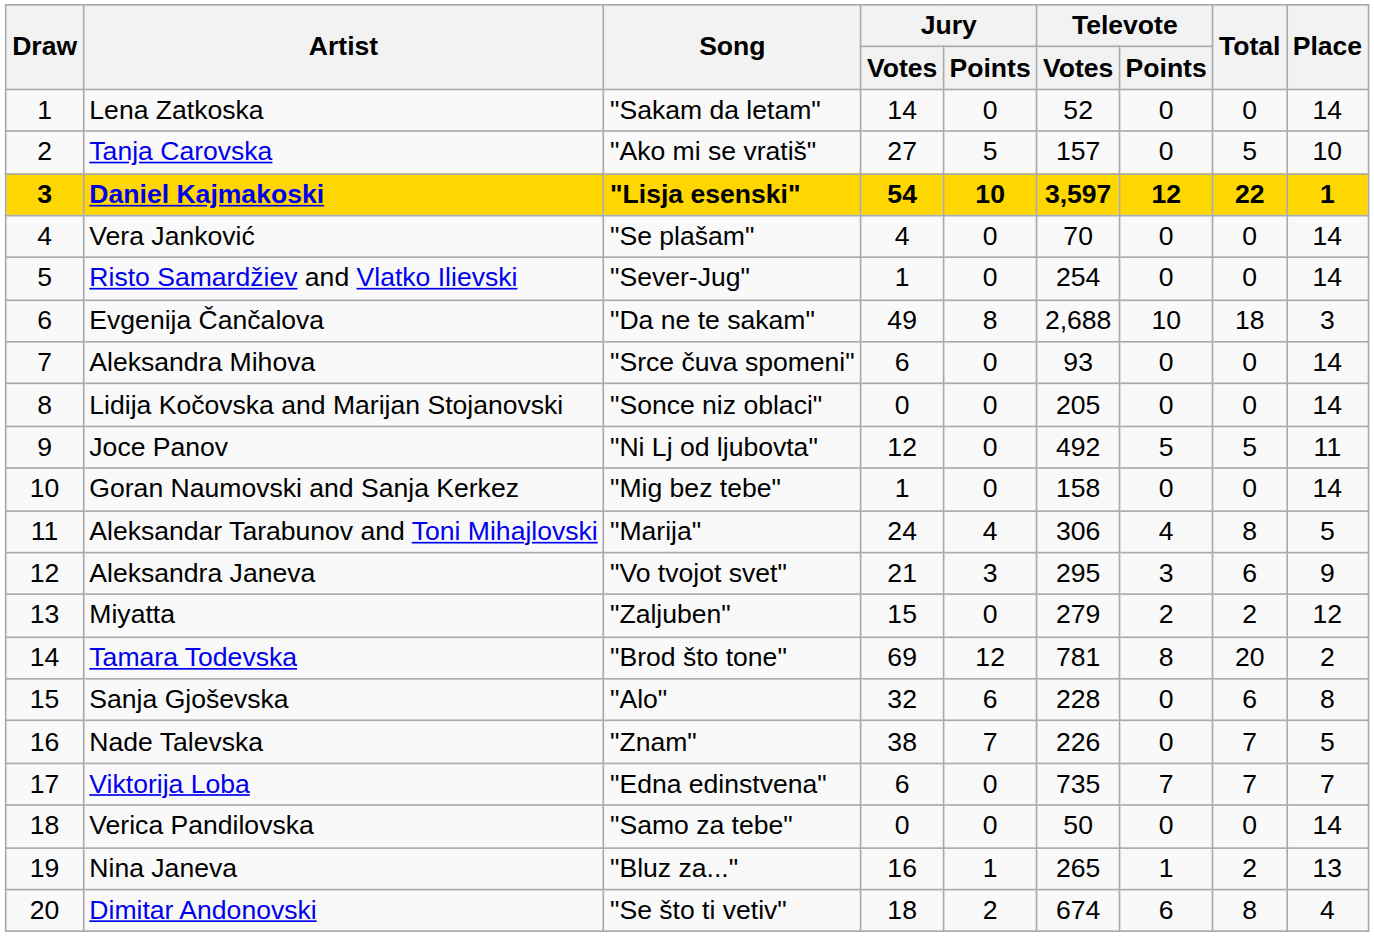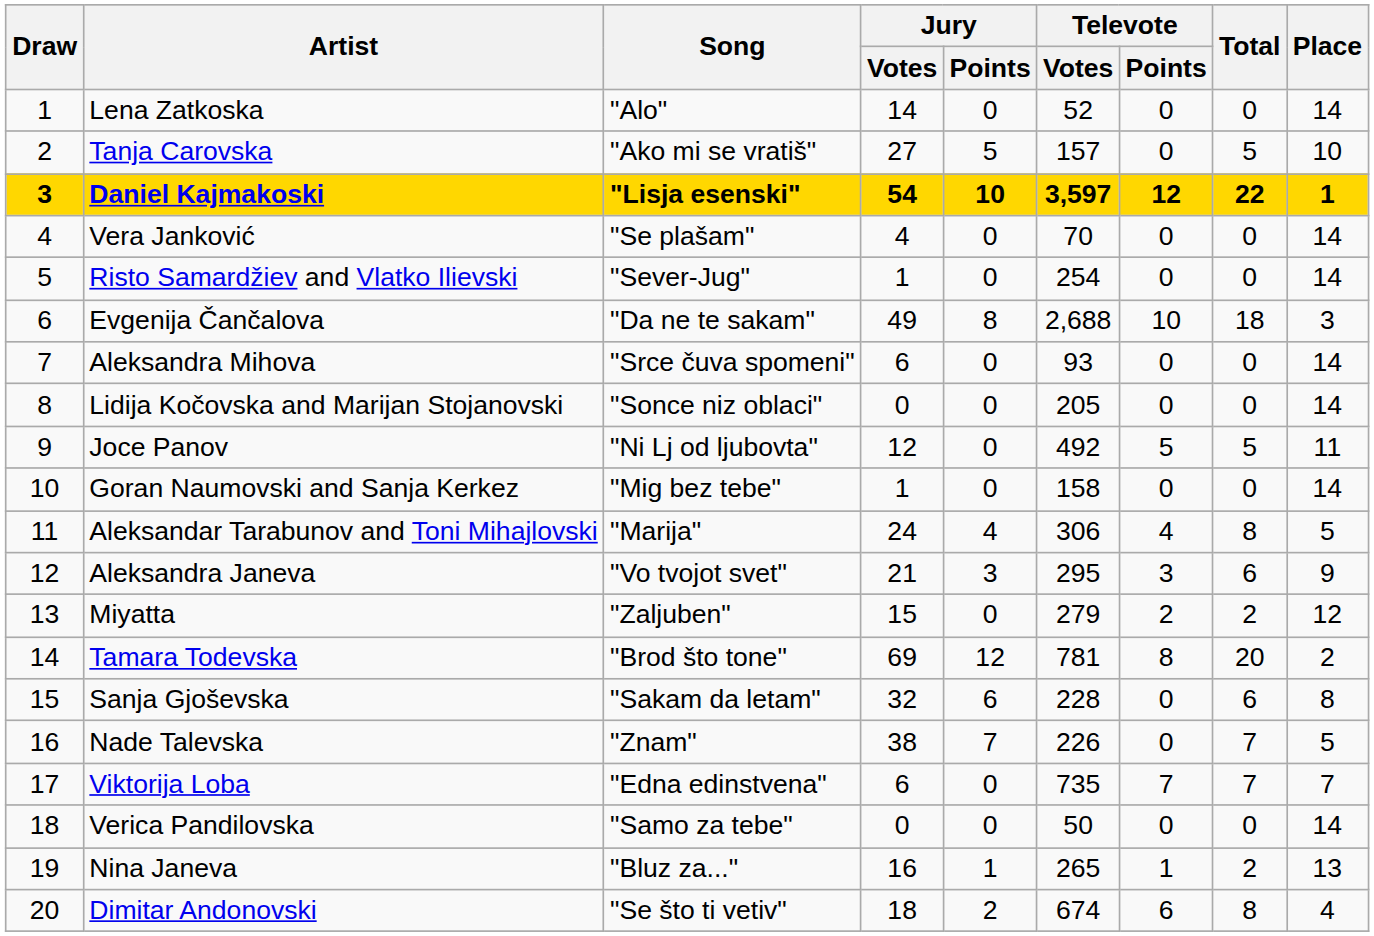(715, 109) "Sakam da letam" -> (639, 109) "Alo"
(639, 699) "Alo" -> (715, 699) "Sakam da letam"
